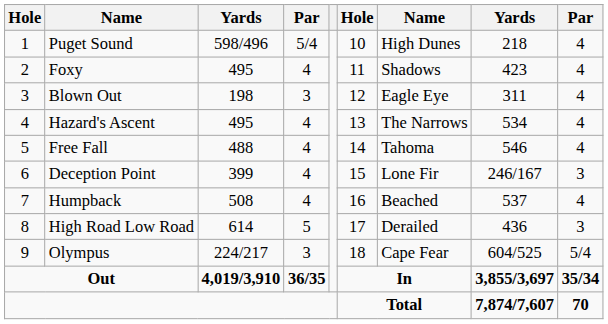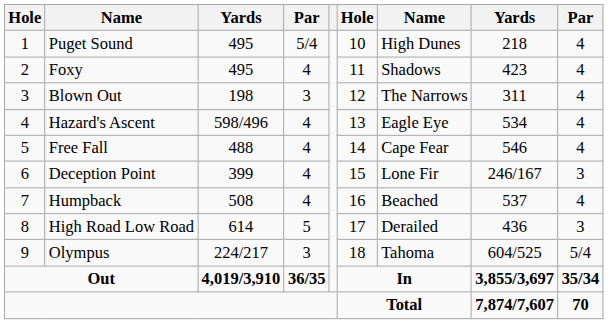(241, 43) 598/496 -> (241, 43) 495
(415, 95) Eagle Eye -> (424, 95) The Narrows
(241, 122) 495 -> (241, 122) 598/496
(424, 122) The Narrows -> (415, 122) Eagle Eye
(408, 148) Tahoma -> (415, 148) Cape Fear
(415, 252) Cape Fear -> (408, 252) Tahoma
